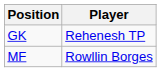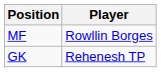rows swapped: (17, 35) <-> (17, 56)
